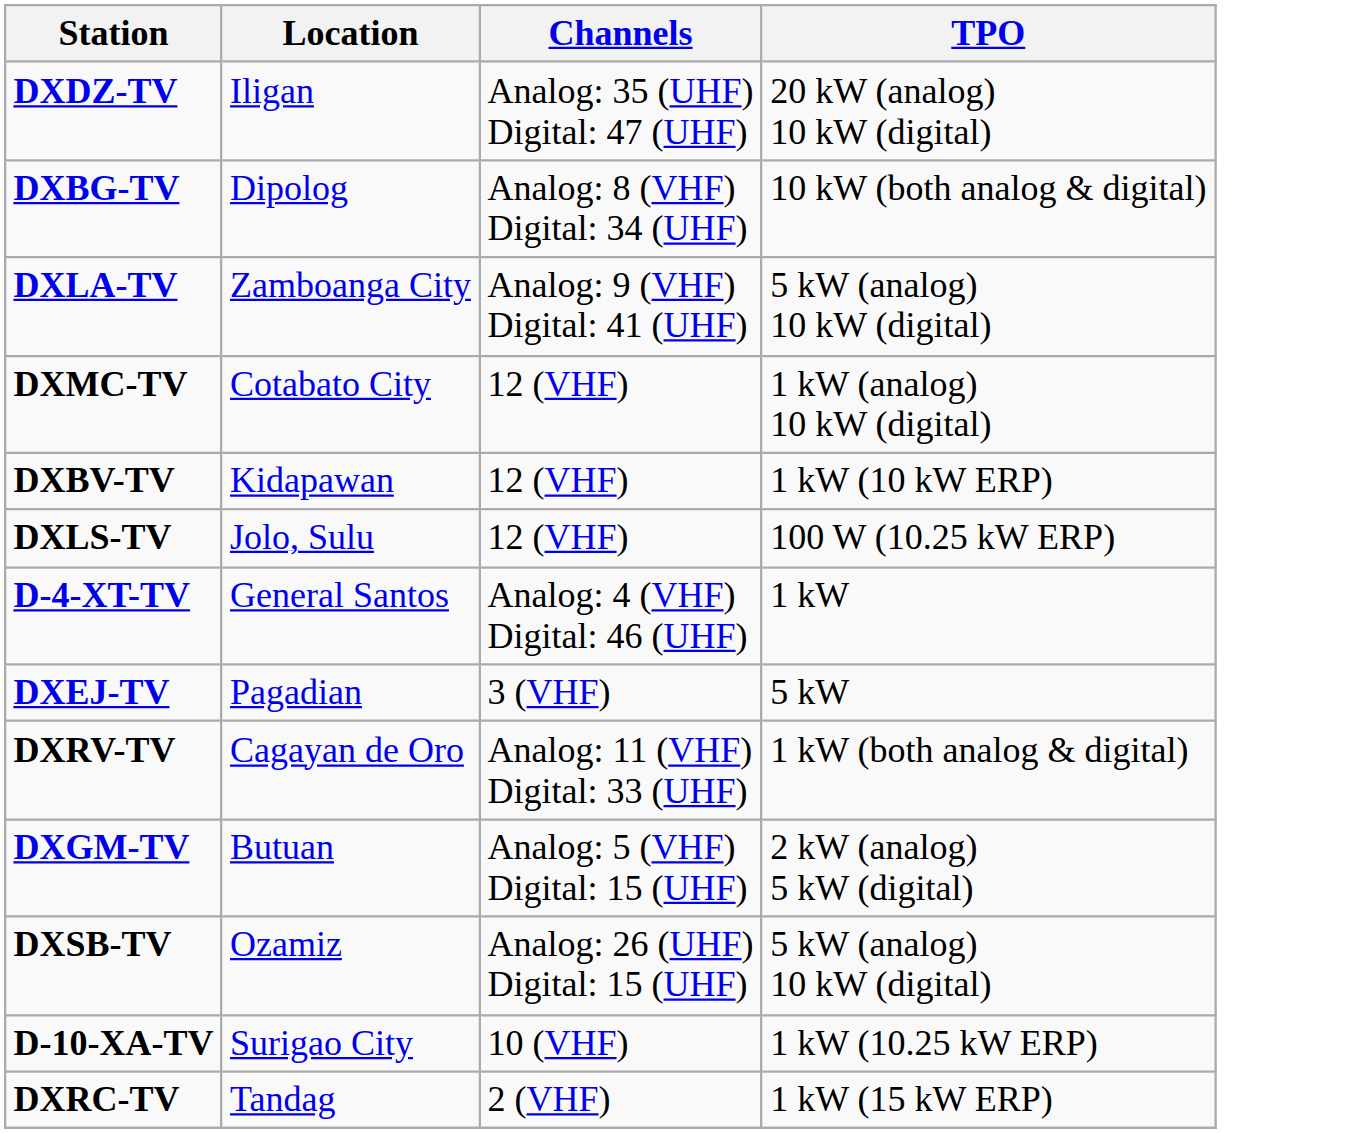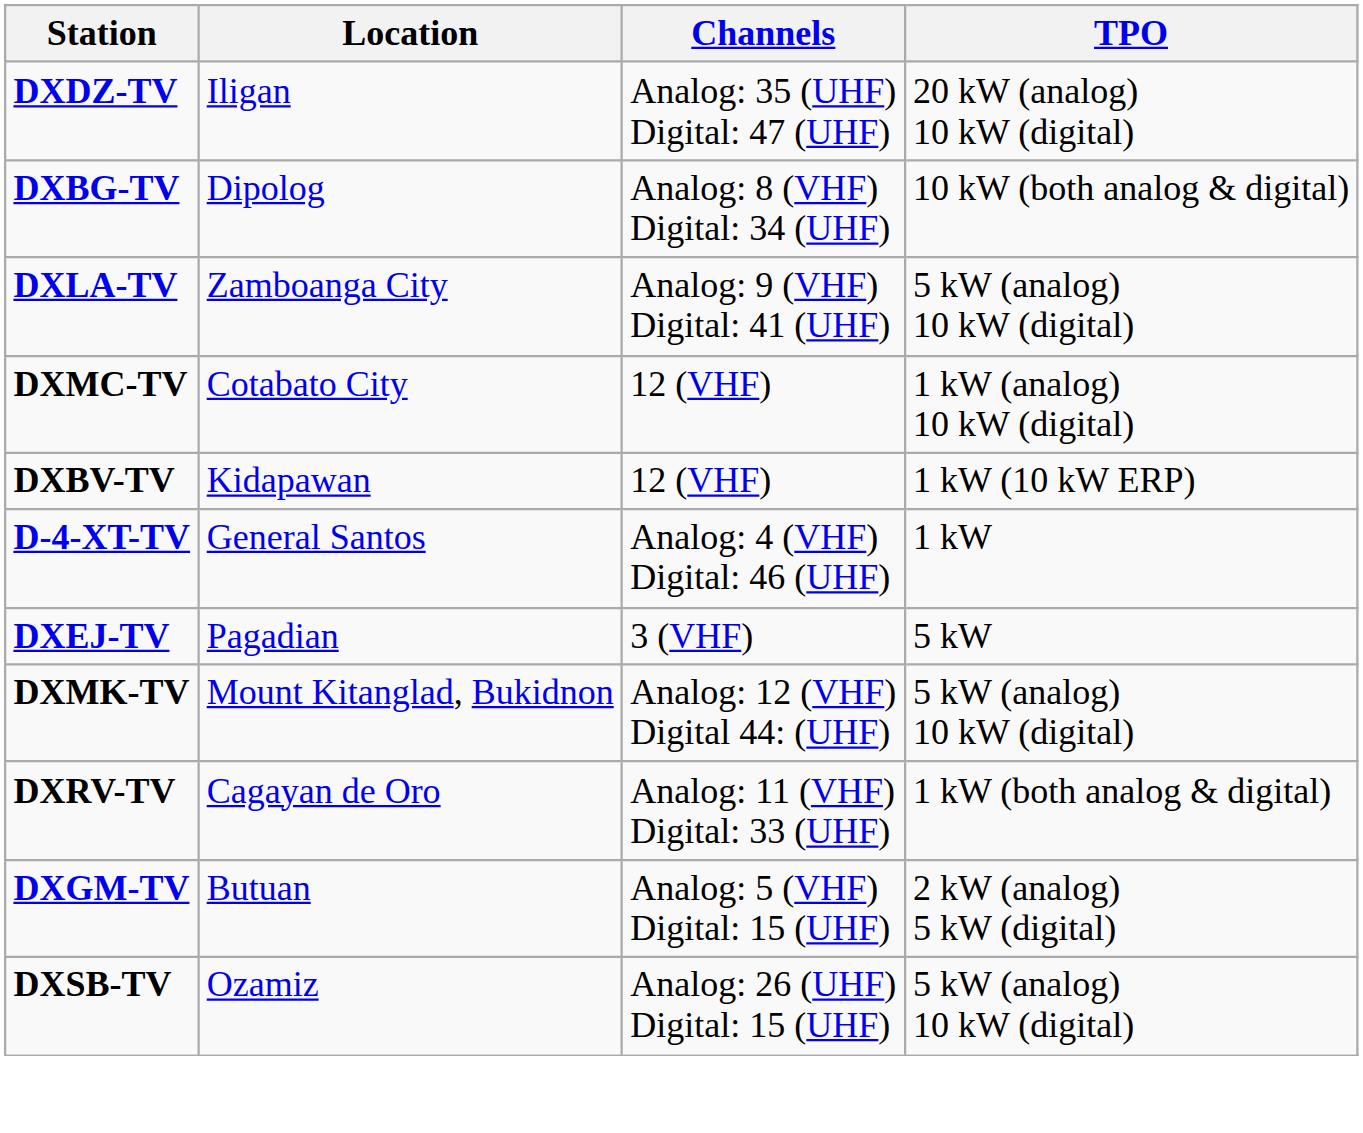- row: (92, 537)
+ row: (101, 692)
- row: (113, 1042)
- row: (96, 1099)
